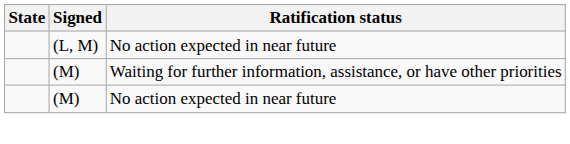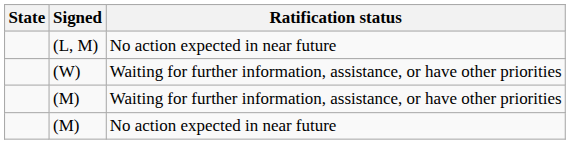+ row: (67, 71)
